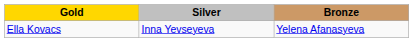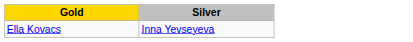- column: (341, 12)
